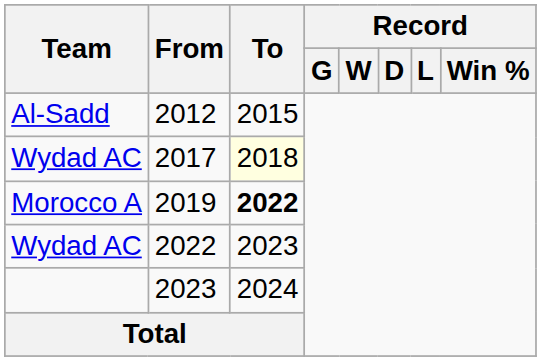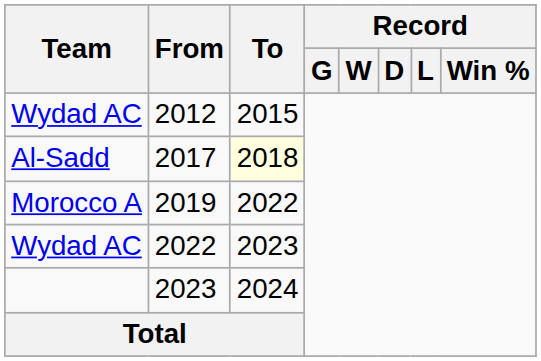(60, 114) Al-Sadd -> (77, 114) Wydad AC
(77, 158) Wydad AC -> (60, 158) Al-Sadd
(268, 202) bold -> (268, 202) normal
